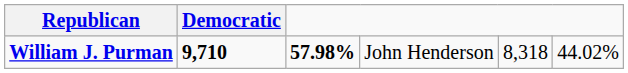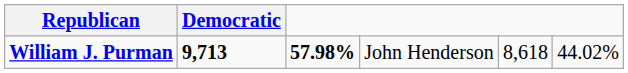(204, 52) 9,710 -> (204, 52) 9,713
(525, 52) 8,318 -> (525, 52) 8,618
